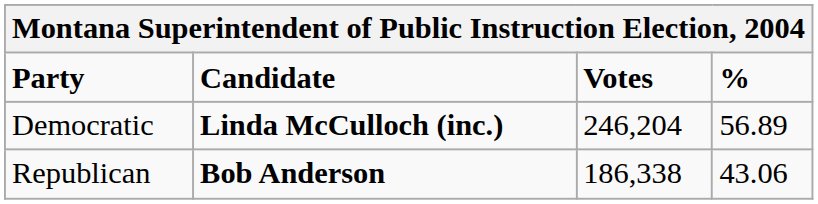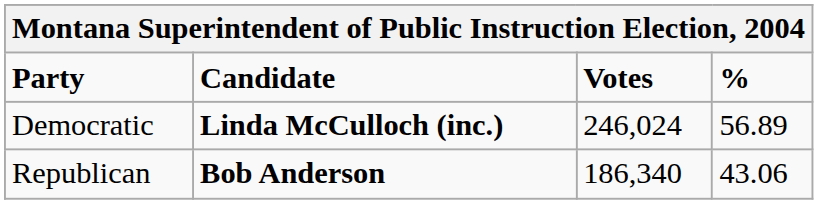(633, 125) 246,204 -> (633, 125) 246,024
(633, 173) 186,338 -> (633, 173) 186,340
